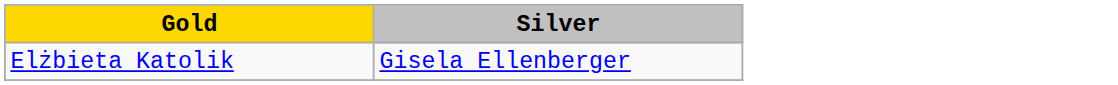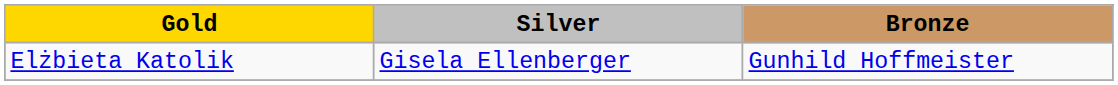+ column: (928, 24)
